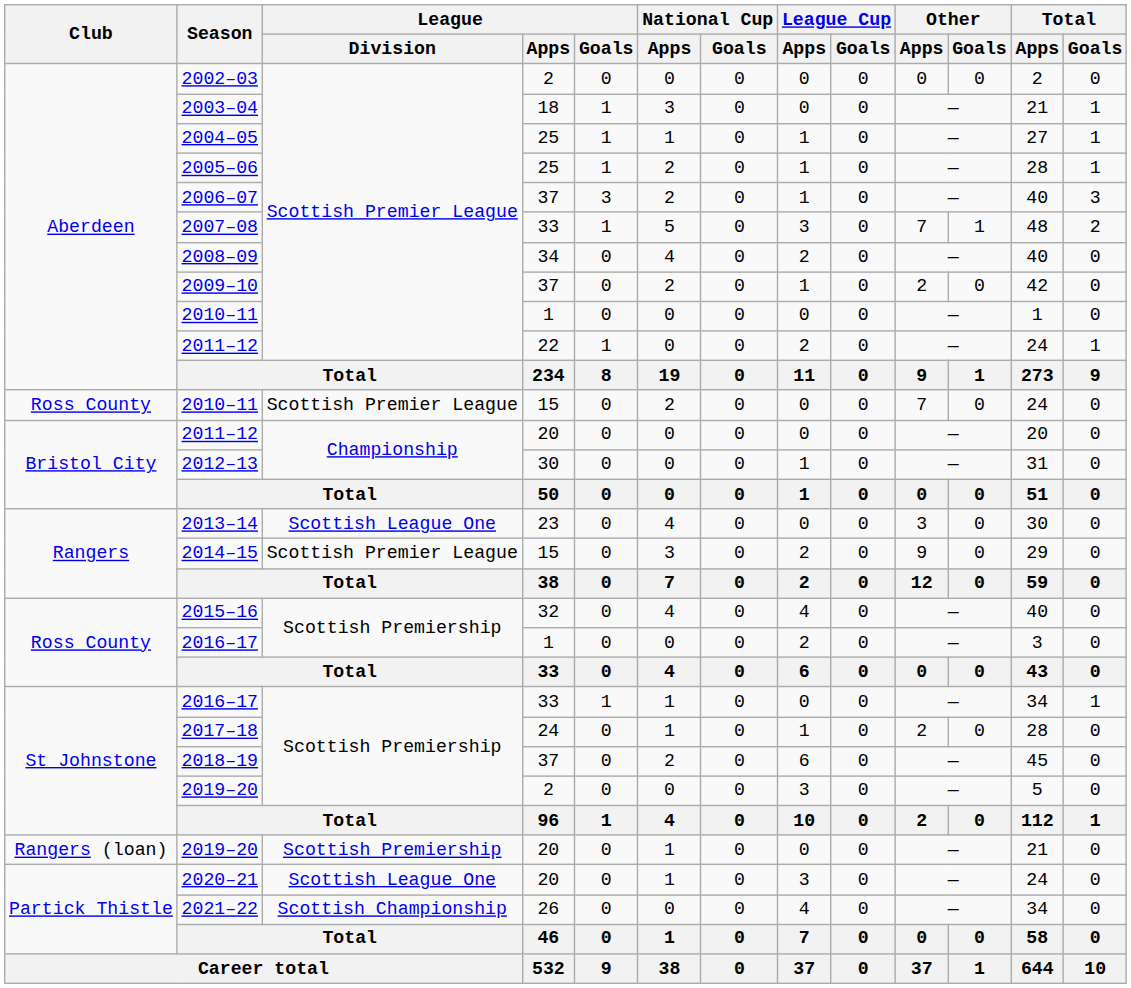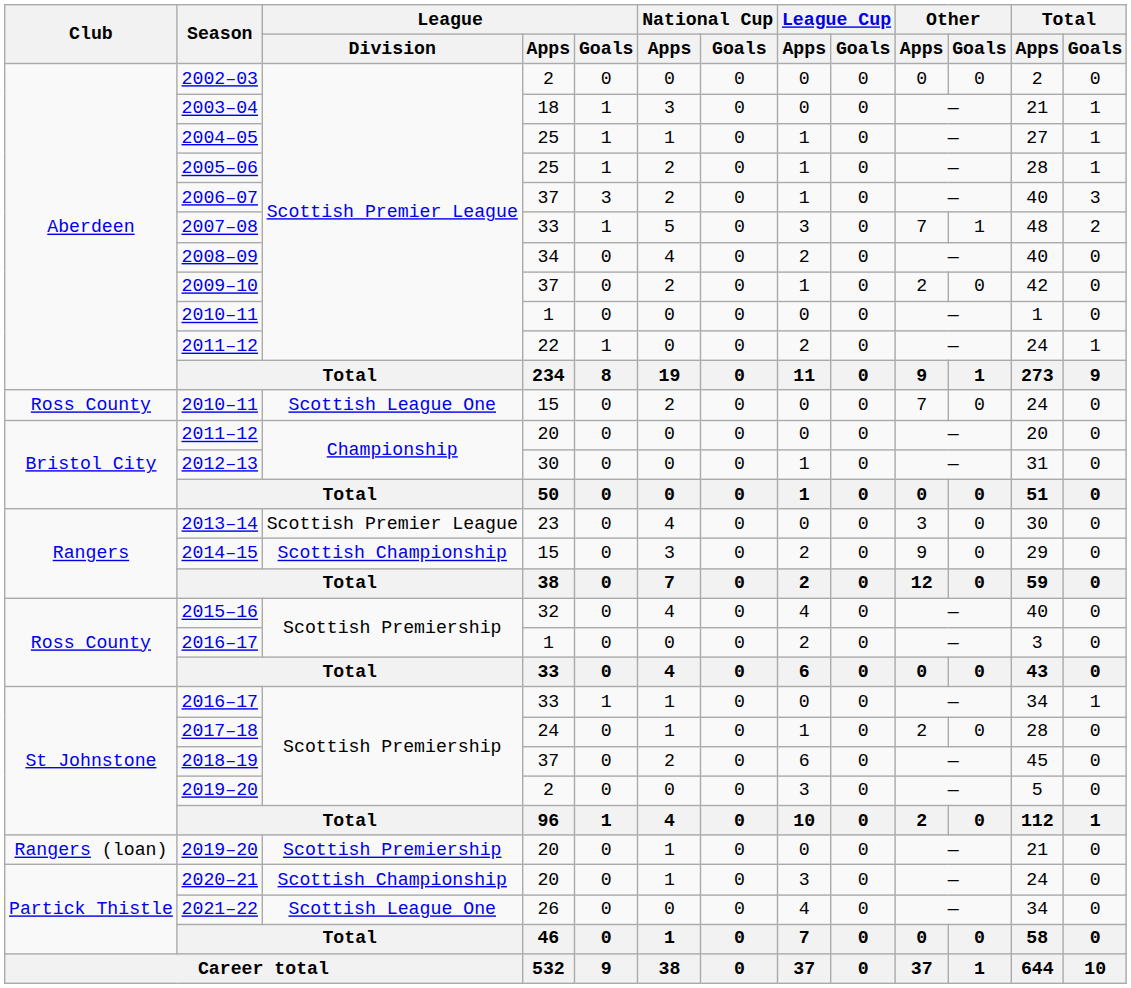(392, 405) Scottish Premier League -> (392, 405) Scottish League One
(392, 524) Scottish League One -> (392, 524) Scottish Premier League
(392, 553) Scottish Premier League -> (392, 553) Scottish Championship
(392, 880) Scottish League One -> (392, 880) Scottish Championship
(392, 909) Scottish Championship -> (392, 909) Scottish League One
